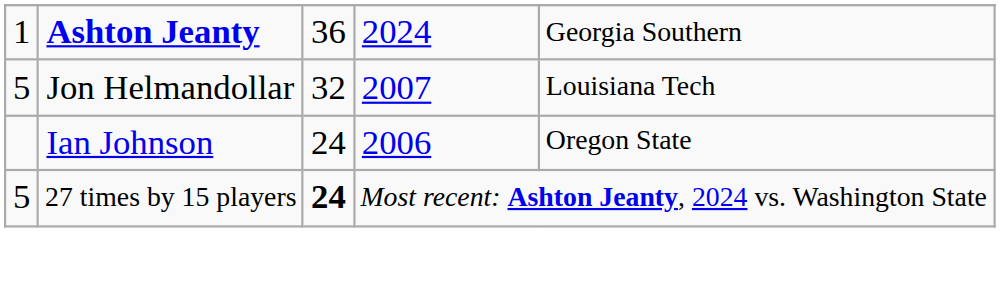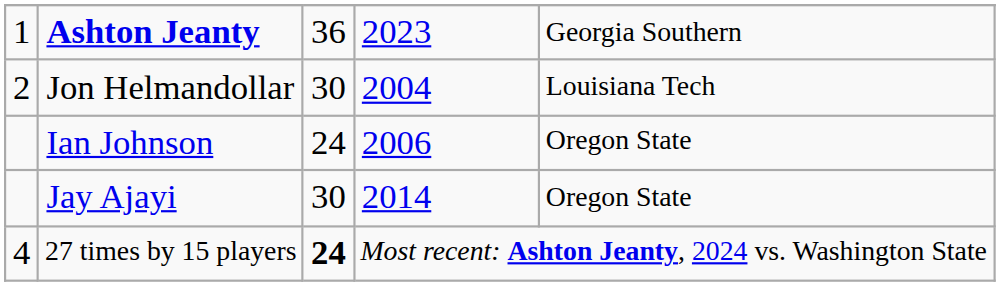(397, 32) 2024 -> (397, 32) 2023
(22, 87) 5 -> (22, 87) 2
(328, 87) 32 -> (328, 87) 30
(397, 87) 2007 -> (397, 87) 2004
+ row: (112, 197)
(22, 197) 5 -> (22, 252) 4
